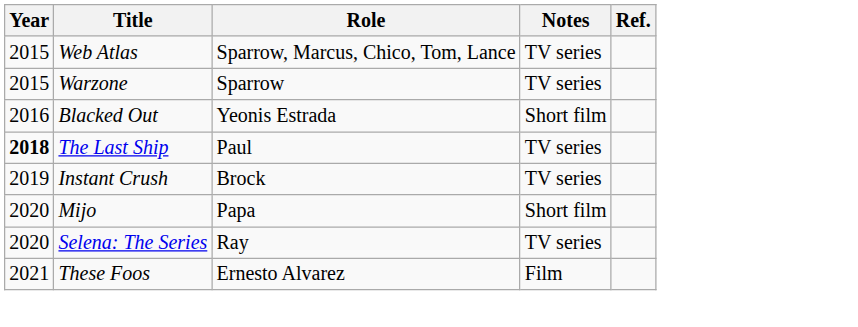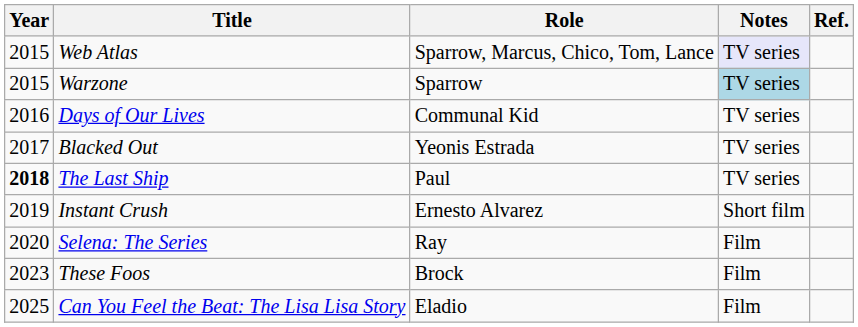(563, 52) no background -> (761, 52) lavender background
(563, 83) no background -> (761, 83) lightblue background
+ row: (132, 115)
(29, 115) 2016 -> (29, 147) 2017
(566, 115) Short film -> (761, 147) TV series
(241, 178) Brock -> (479, 210) Ernesto Alvarez
(563, 178) TV series -> (764, 210) Short film
- row: (77, 210)
(563, 242) TV series -> (742, 242) Film
(29, 274) 2021 -> (29, 274) 2023
(281, 274) Ernesto Alvarez -> (439, 274) Brock
+ row: (232, 305)
